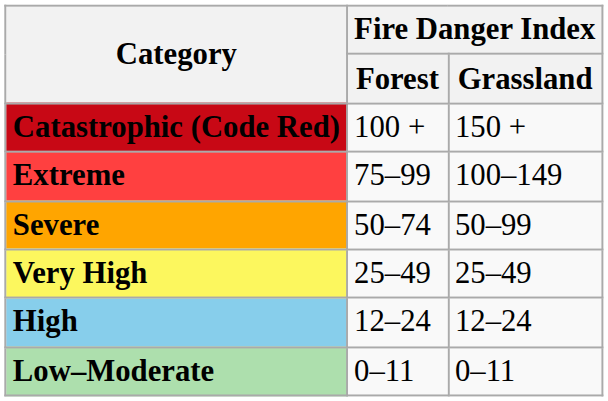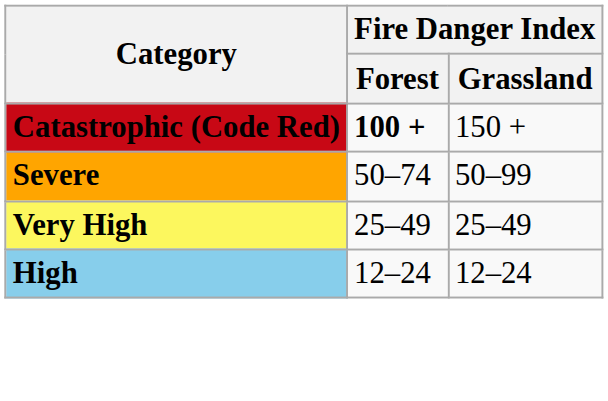(390, 127) normal -> (390, 127) bold
- row: (69, 175)
- row: (114, 370)
